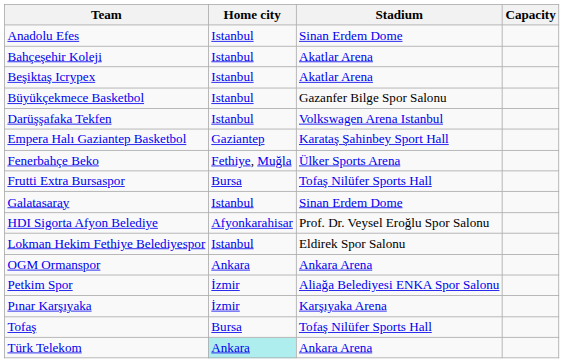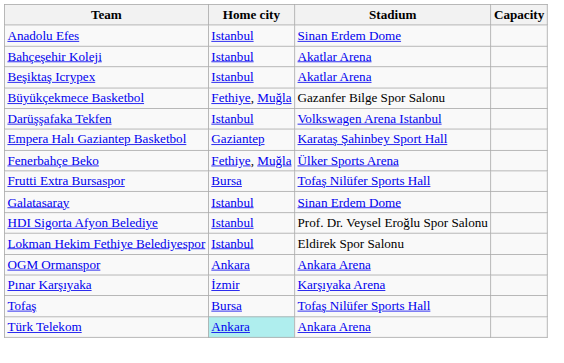(232, 98) Istanbul -> (251, 98) Fethiye, Muğla
(252, 222) Afyonkarahisar -> (232, 222) Istanbul
- row: (40, 285)
